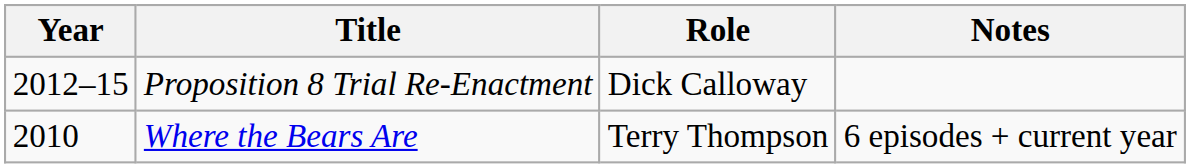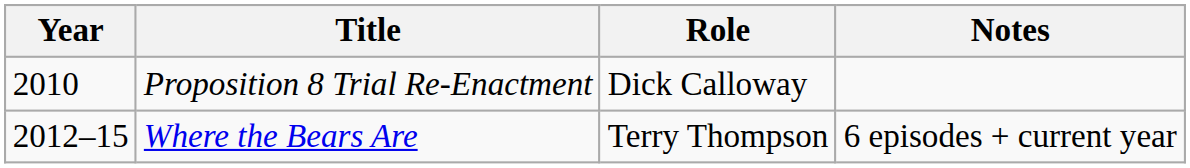(71, 83) 2012–15 -> (46, 83) 2010
(46, 135) 2010 -> (71, 135) 2012–15
